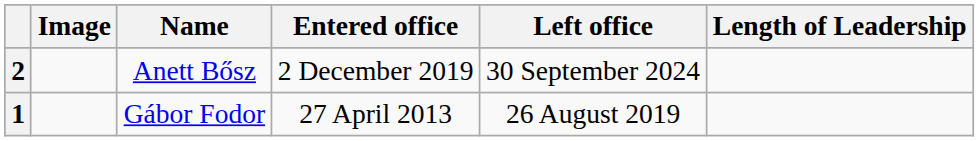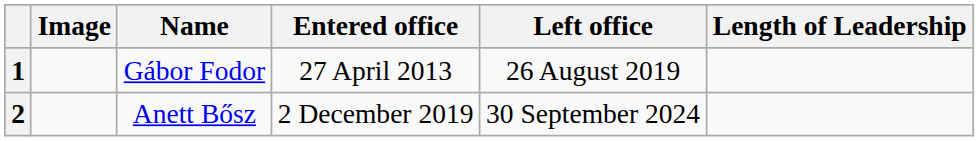rows swapped: (18, 113) <-> (18, 69)
